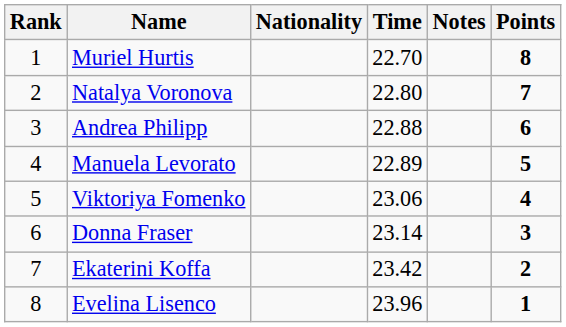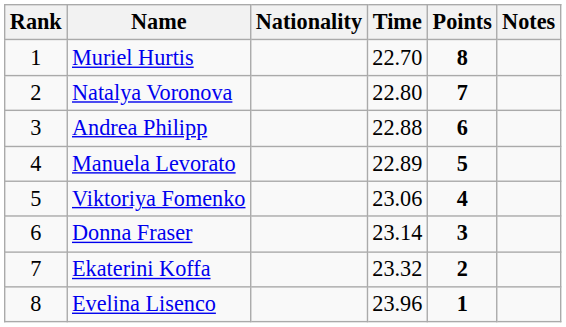columns swapped: (459, 22) <-> (526, 22)
(397, 269) 23.42 -> (397, 269) 23.32
